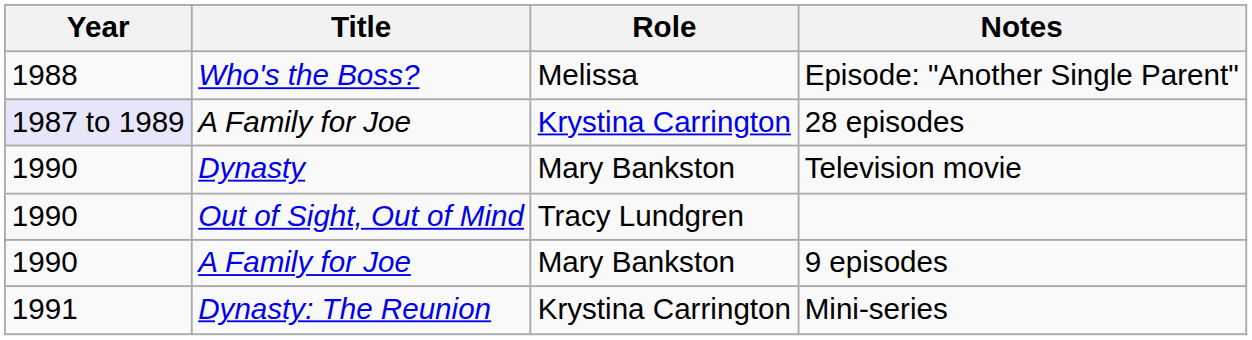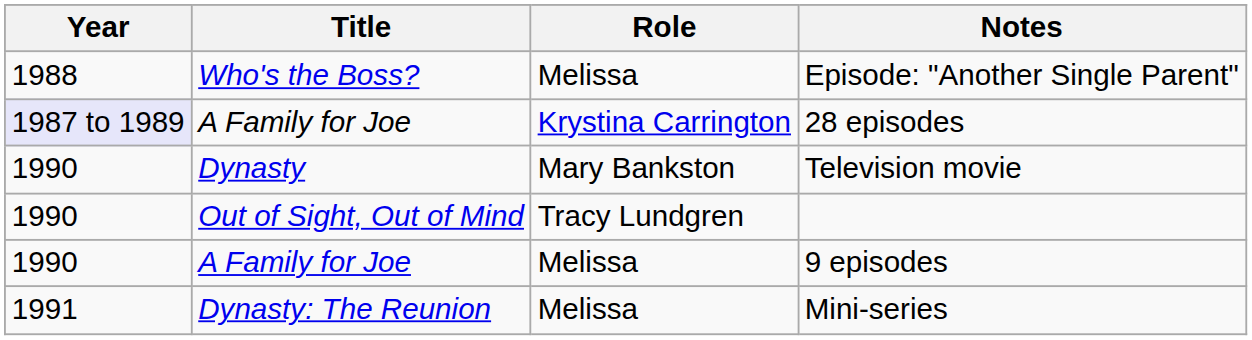(636, 262) Mary Bankston -> (588, 262) Melissa
(664, 309) Krystina Carrington -> (588, 309) Melissa
